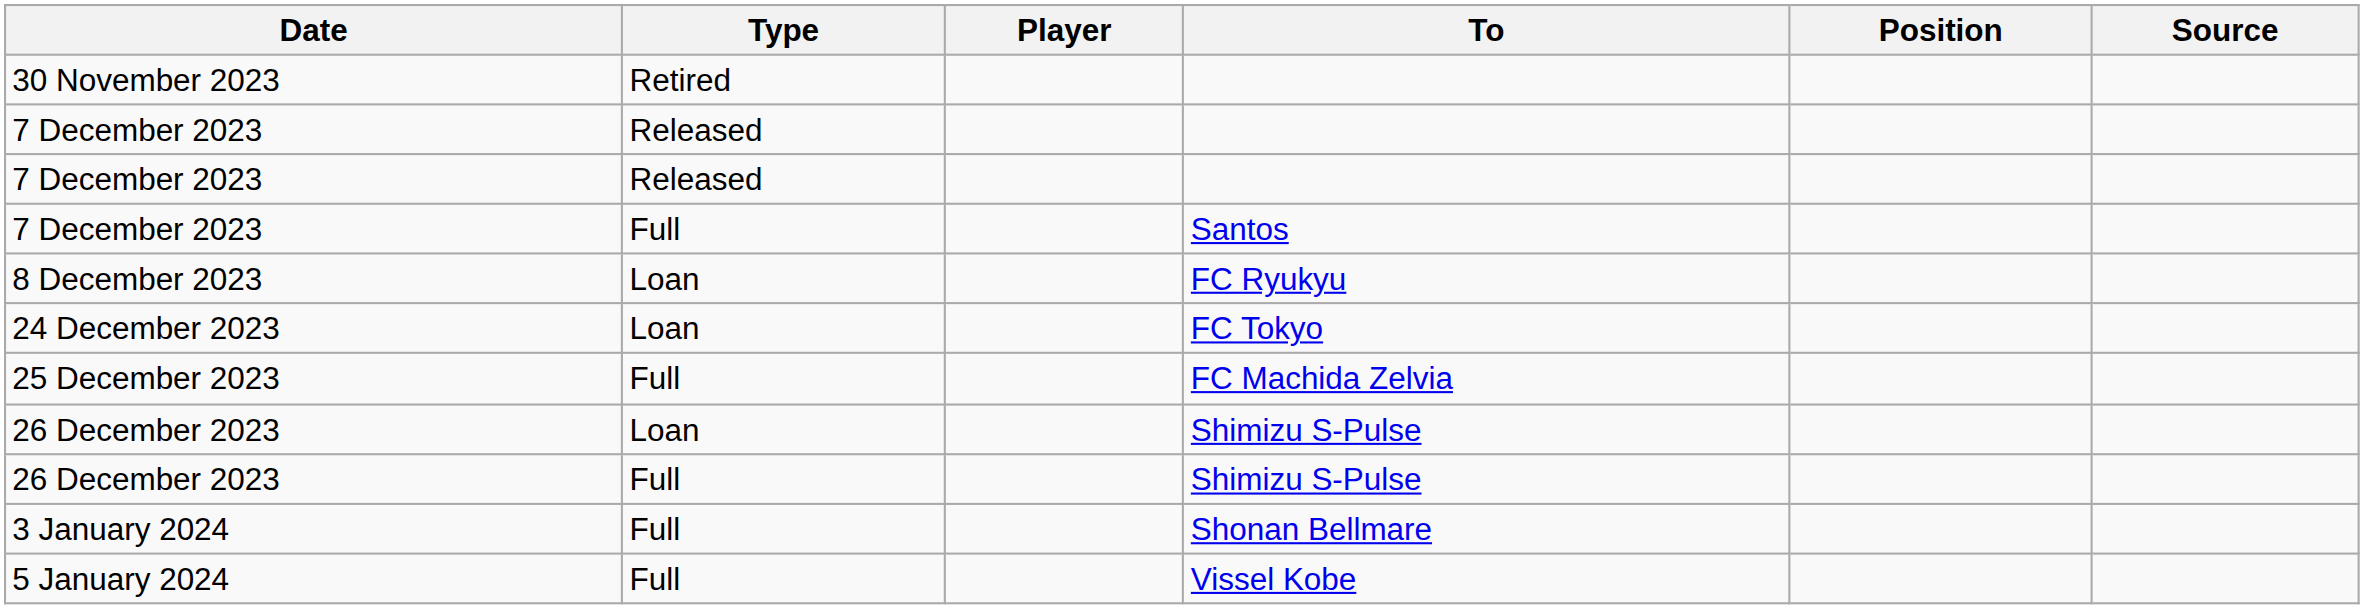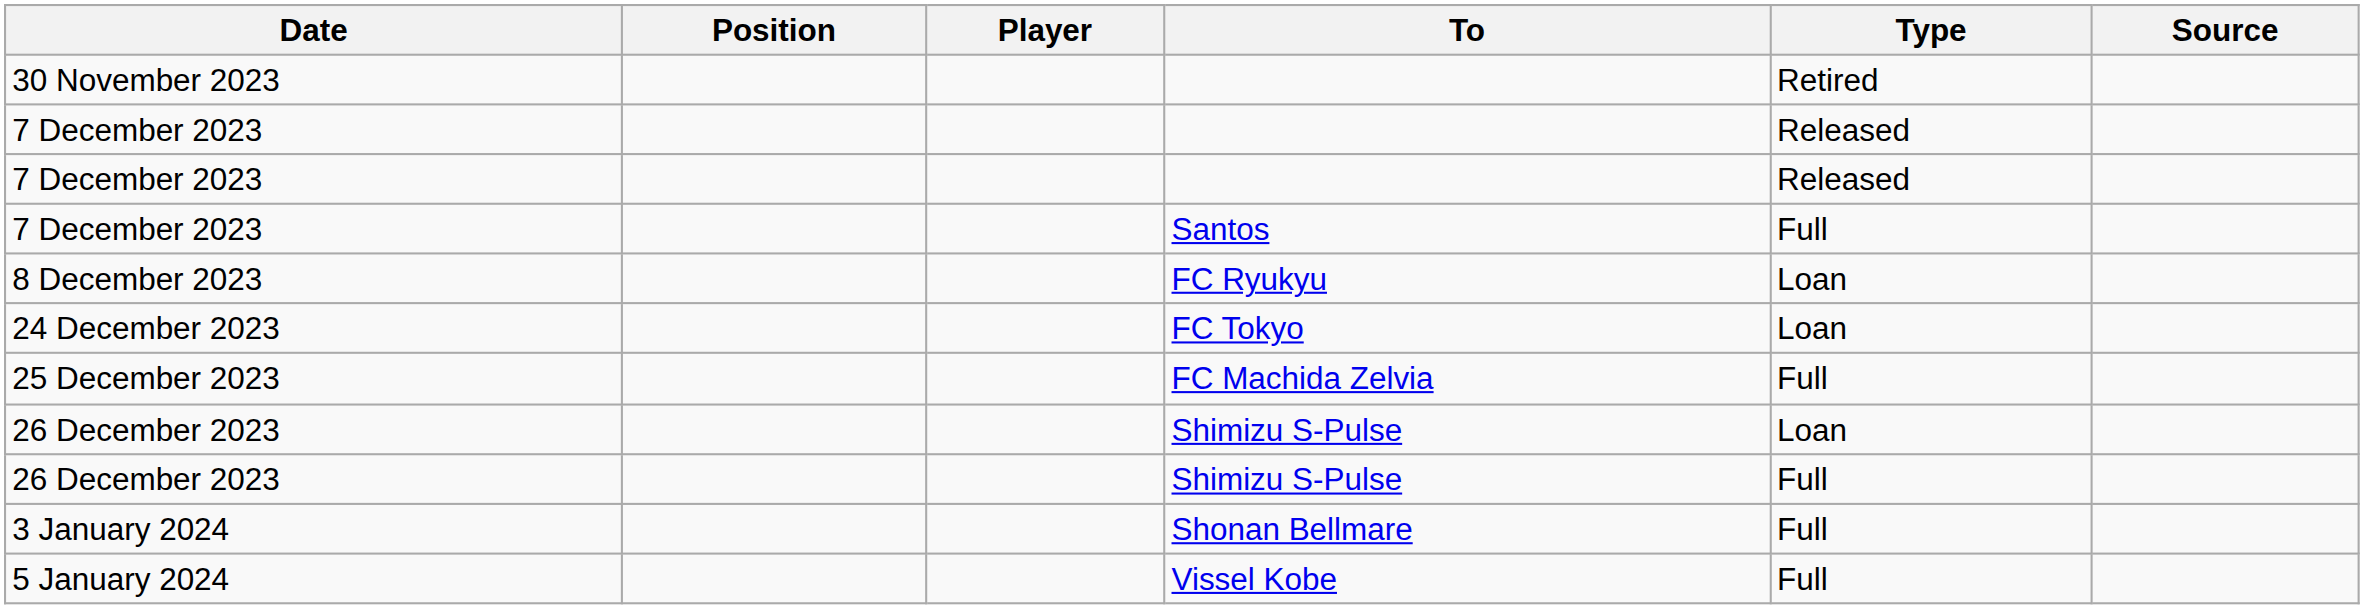columns swapped: (1941, 30) <-> (784, 30)
